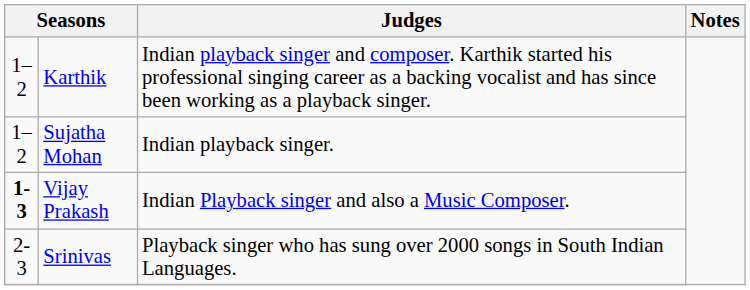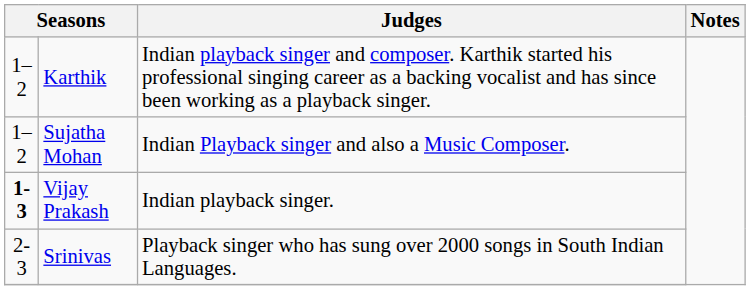(238, 144) Indian playback singer. -> (356, 144) Indian Playback singer and also a Music Composer.
(356, 200) Indian Playback singer and also a Music Composer. -> (238, 200) Indian playback singer.
